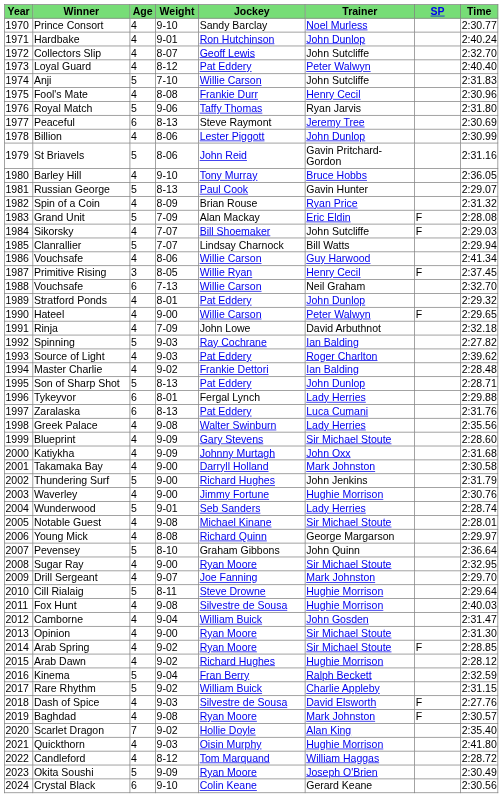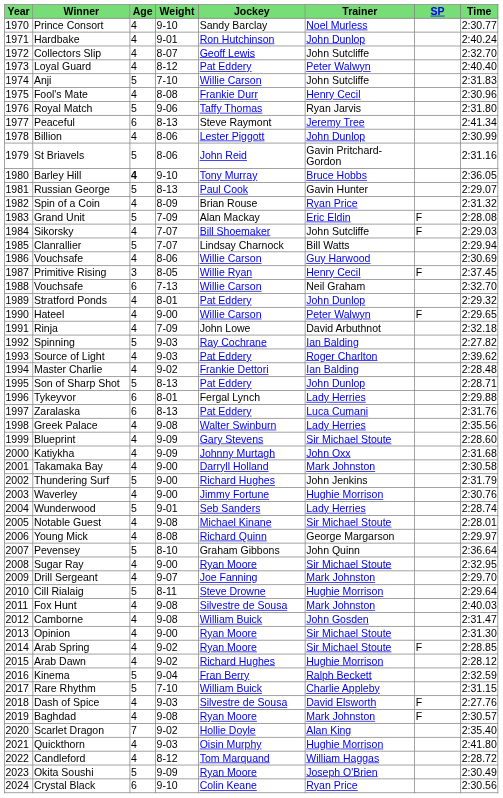(479, 122) 2:30.69 -> (479, 122) 2:41.34
(134, 176) normal -> (134, 176) bold
(479, 259) 2:41.34 -> (479, 259) 2:30.69
(345, 606) Hughie Morrison -> (341, 606) Mark Johnston
(167, 619) 9-04 -> (167, 619) 9-08
(167, 689) 9-02 -> (167, 689) 7-10
(339, 786) Gerard Keane -> (332, 786) Ryan Price
